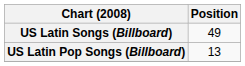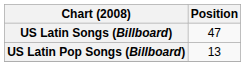(214, 33) 49 -> (214, 33) 47
